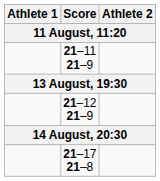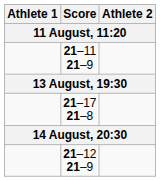rows swapped: (80, 161) <-> (80, 110)
